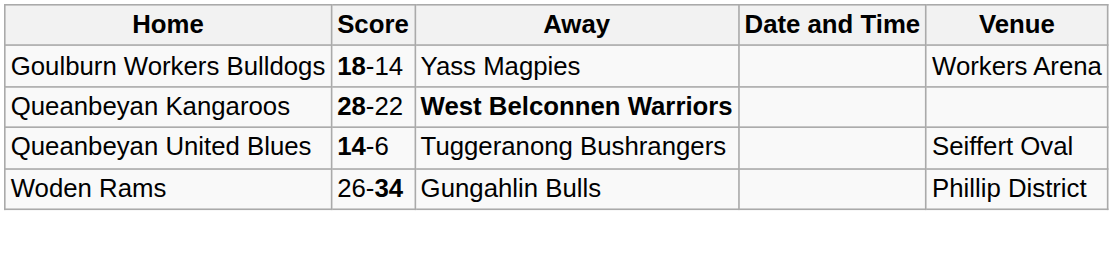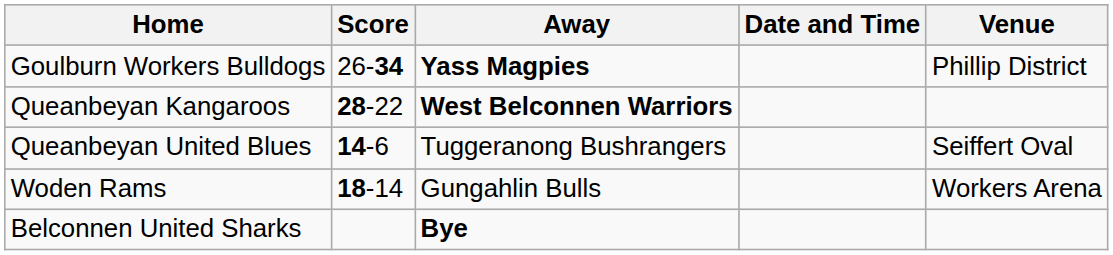(370, 65) 18-14 -> (370, 65) 26-34
(501, 65) normal -> (505, 65) bold
(1017, 65) Workers Arena -> (1009, 65) Phillip District
(370, 188) 26-34 -> (370, 188) 18-14
(1009, 188) Phillip District -> (1017, 188) Workers Arena
+ row: (156, 229)
